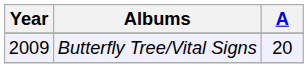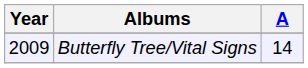(282, 47) 20 -> (282, 47) 14
